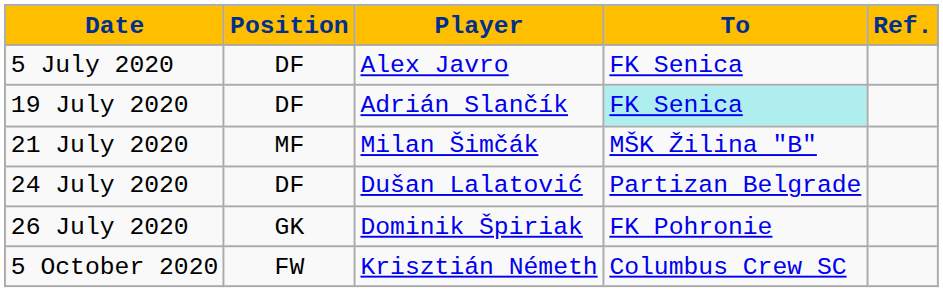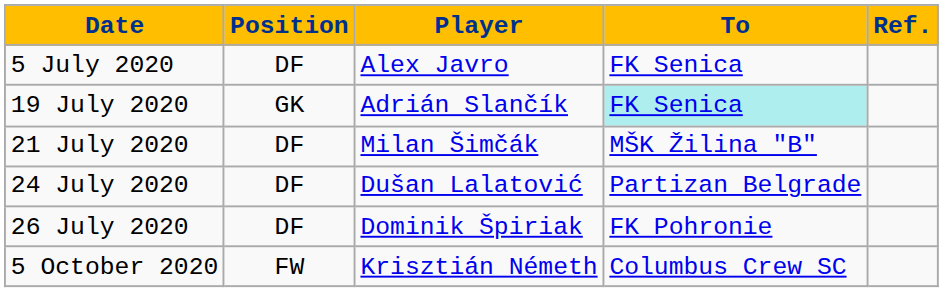(289, 106) DF -> (289, 106) GK
(289, 146) MF -> (289, 146) DF
(289, 226) GK -> (289, 226) DF
